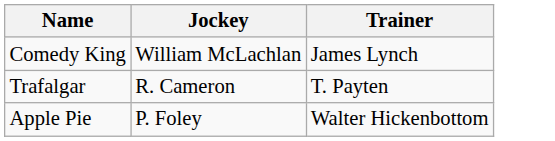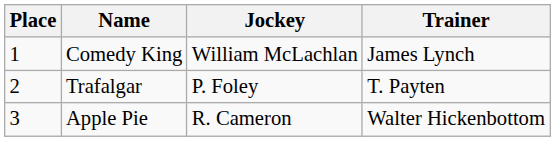+ column: (33, 20)
(185, 86) R. Cameron -> (225, 86) P. Foley
(169, 119) P. Foley -> (242, 119) R. Cameron
